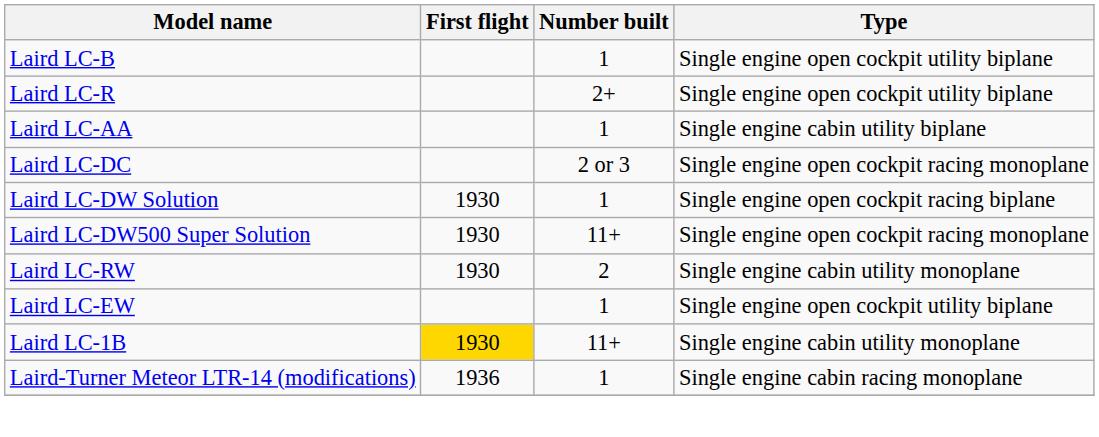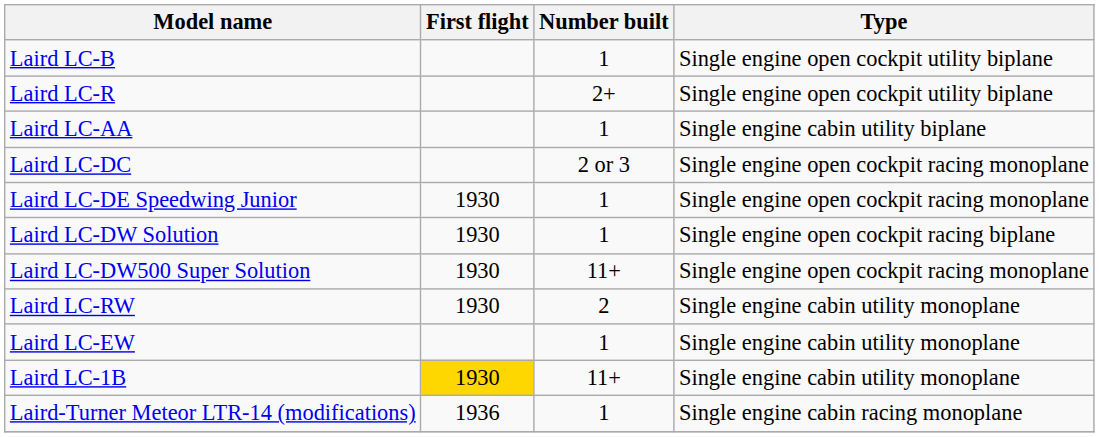+ row: (153, 199)
(866, 306) Single engine open cockpit utility biplane -> (849, 341) Single engine cabin utility monoplane
